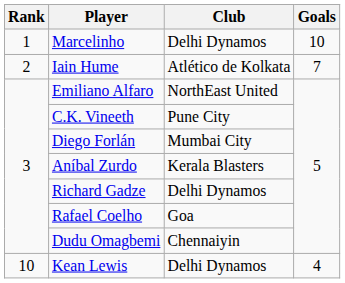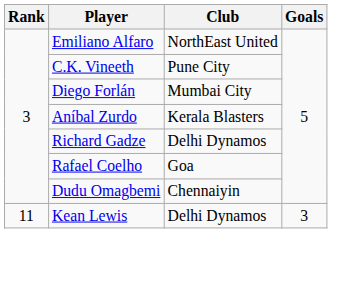- row: (88, 41)
- row: (85, 66)
(26, 265) 10 -> (26, 215) 11
(317, 265) 4 -> (304, 215) 3
